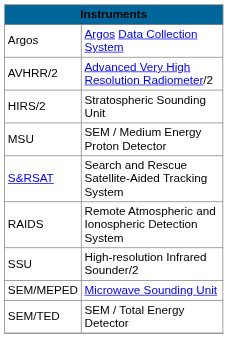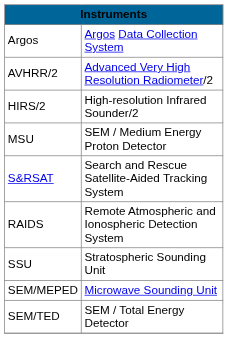(145, 106) Stratospheric Sounding Unit -> (146, 106) High-resolution Infrared Sounder/2
(146, 264) High-resolution Infrared Sounder/2 -> (145, 264) Stratospheric Sounding Unit
